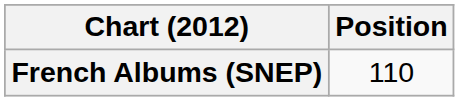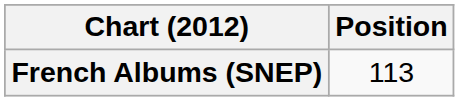(391, 72) 110 -> (391, 72) 113
